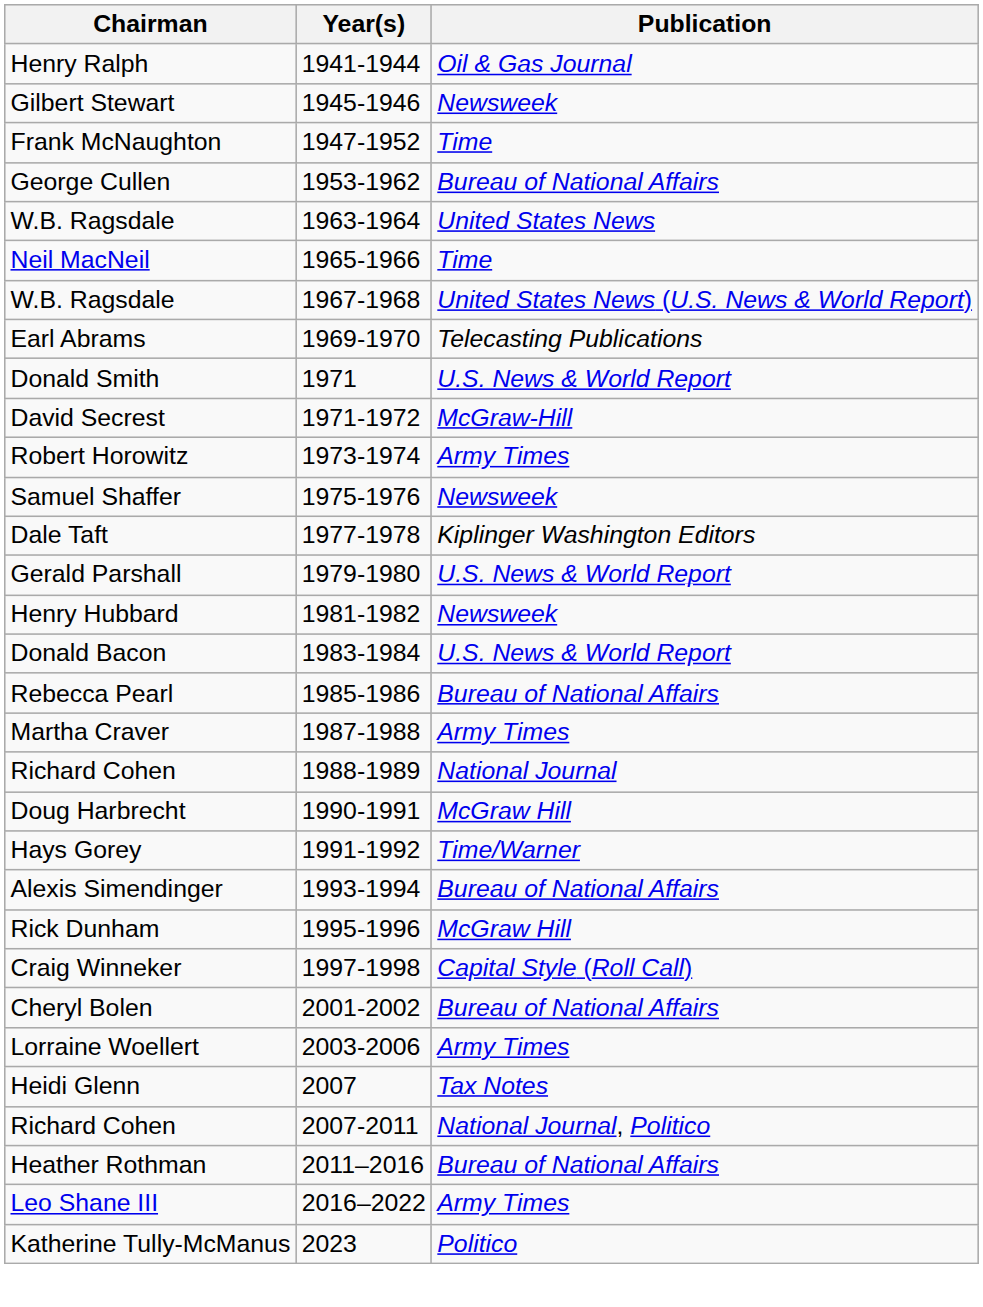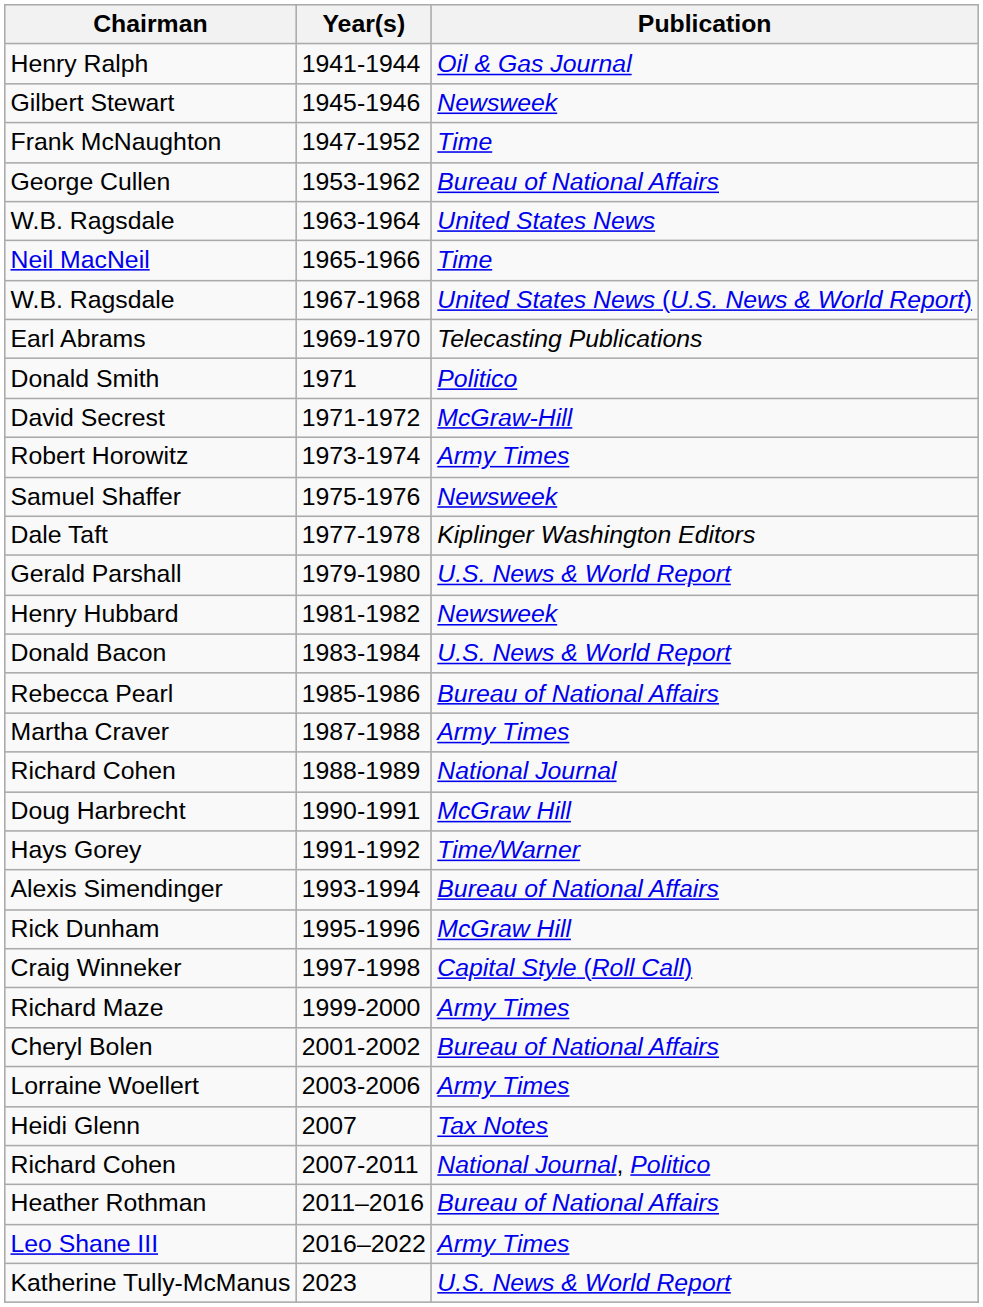(584, 378) U.S. News & World Report -> (477, 378) Politico
+ row: (87, 1007)
(477, 1243) Politico -> (584, 1282) U.S. News & World Report
